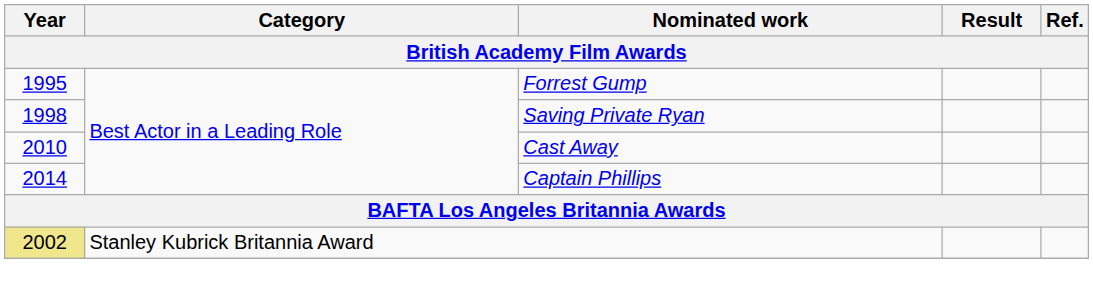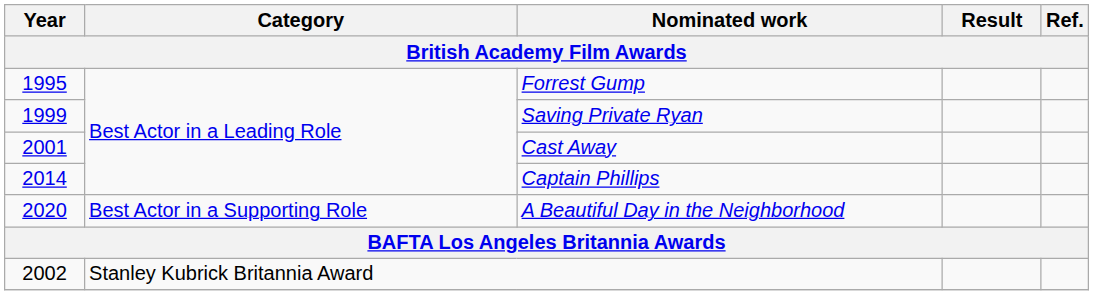(45, 115) 1998 -> (45, 115) 1999
(45, 147) 2010 -> (45, 147) 2001
+ row: (683, 210)
(45, 242) khaki background -> (45, 274) no background
